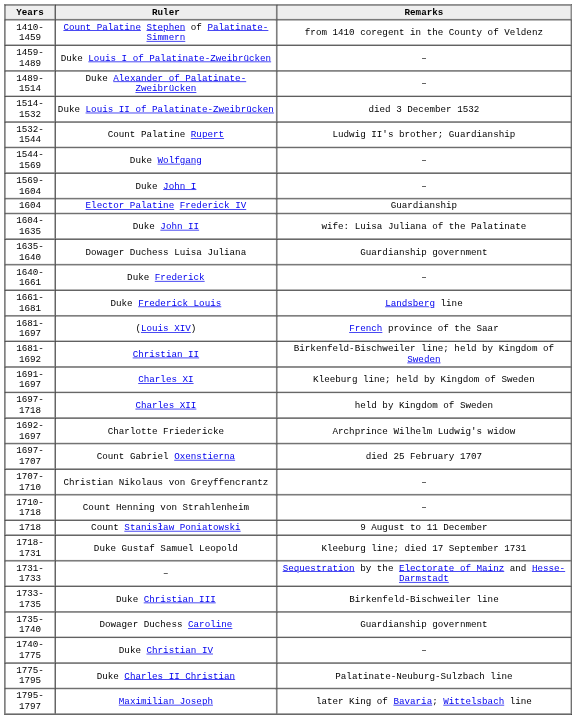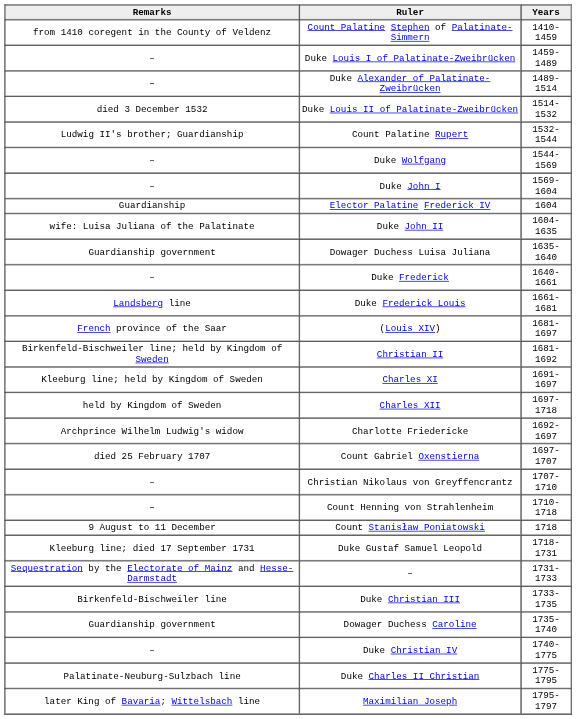columns swapped: (30, 12) <-> (424, 12)
